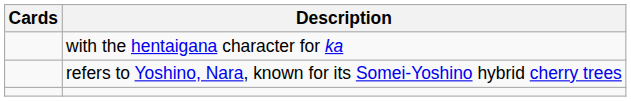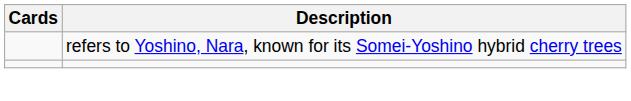- row: (205, 45)
